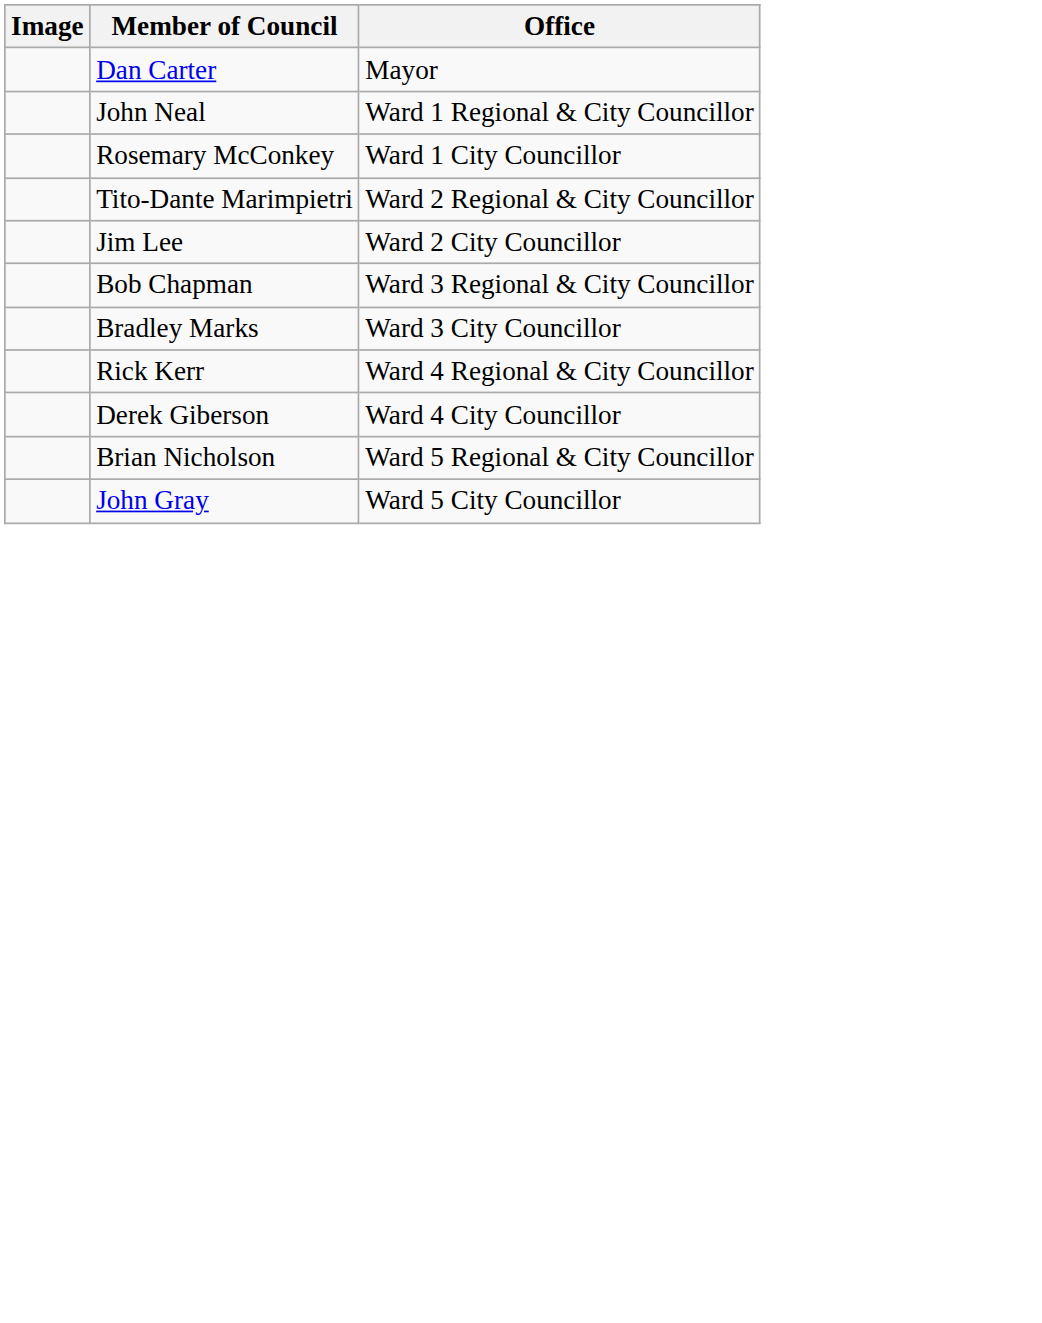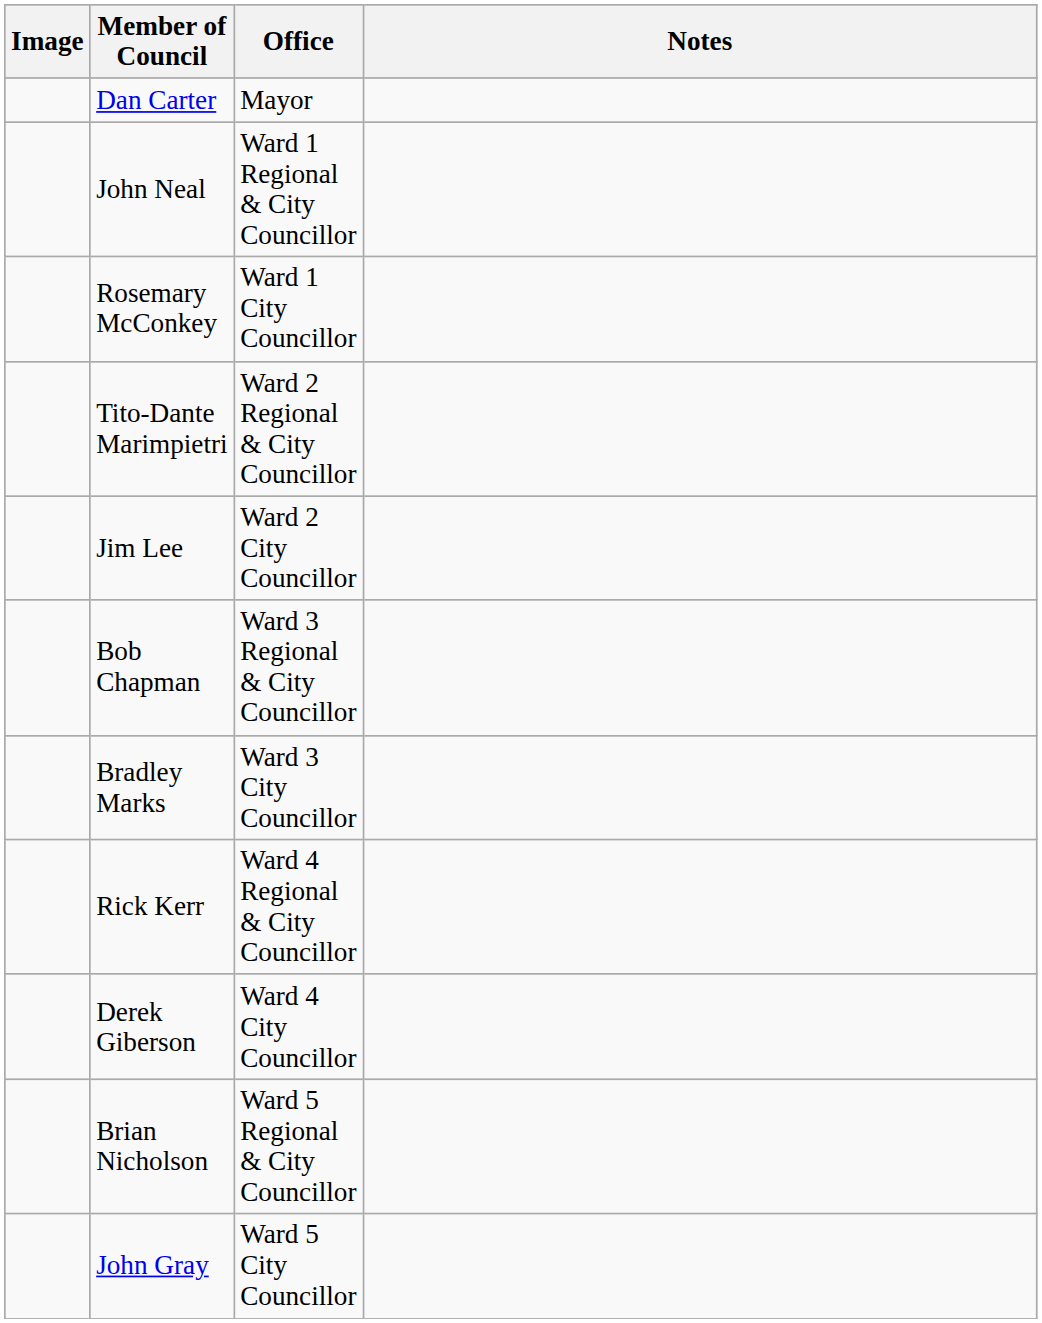+ column: (700, 41)
